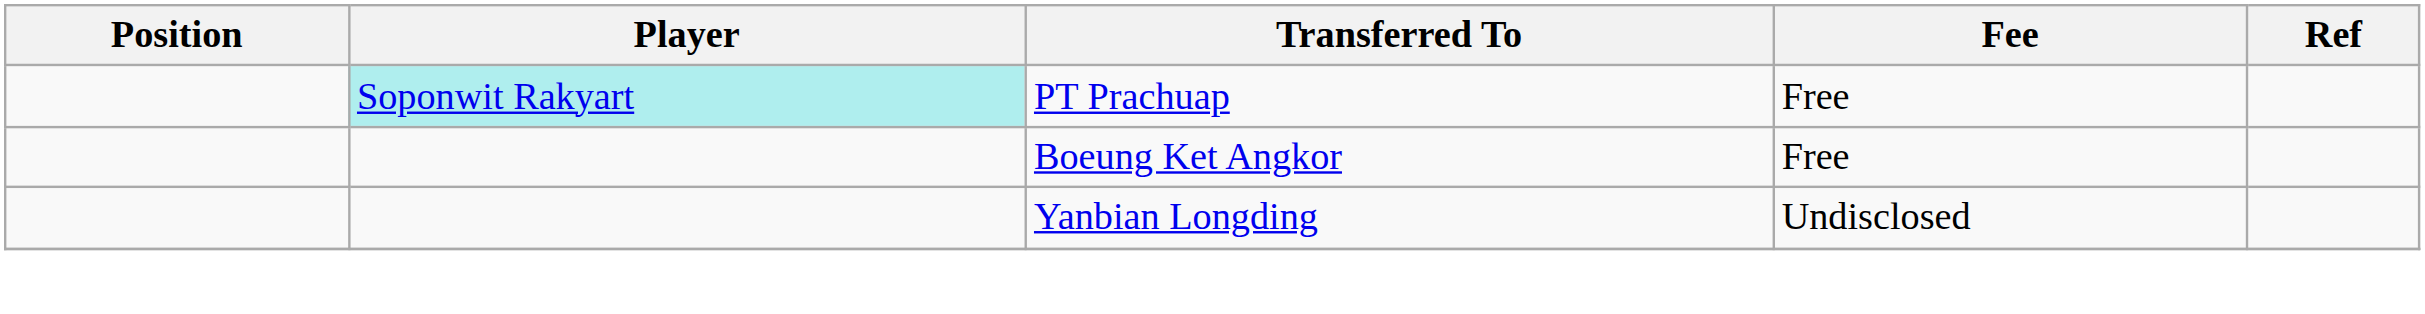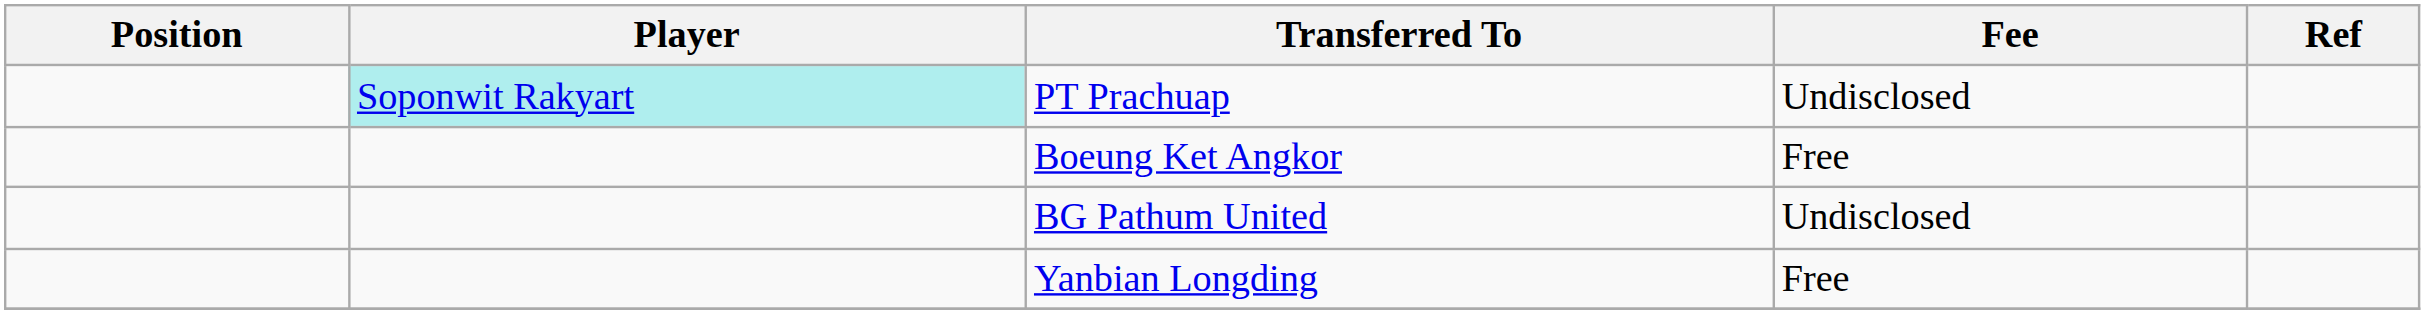(1816, 95) Free -> (1876, 95) Undisclosed
+ row: (1181, 216)
(1876, 216) Undisclosed -> (1816, 277) Free
